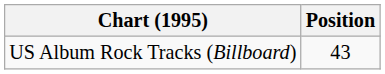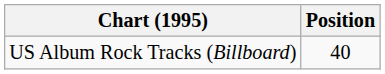(340, 52) 43 -> (340, 52) 40
